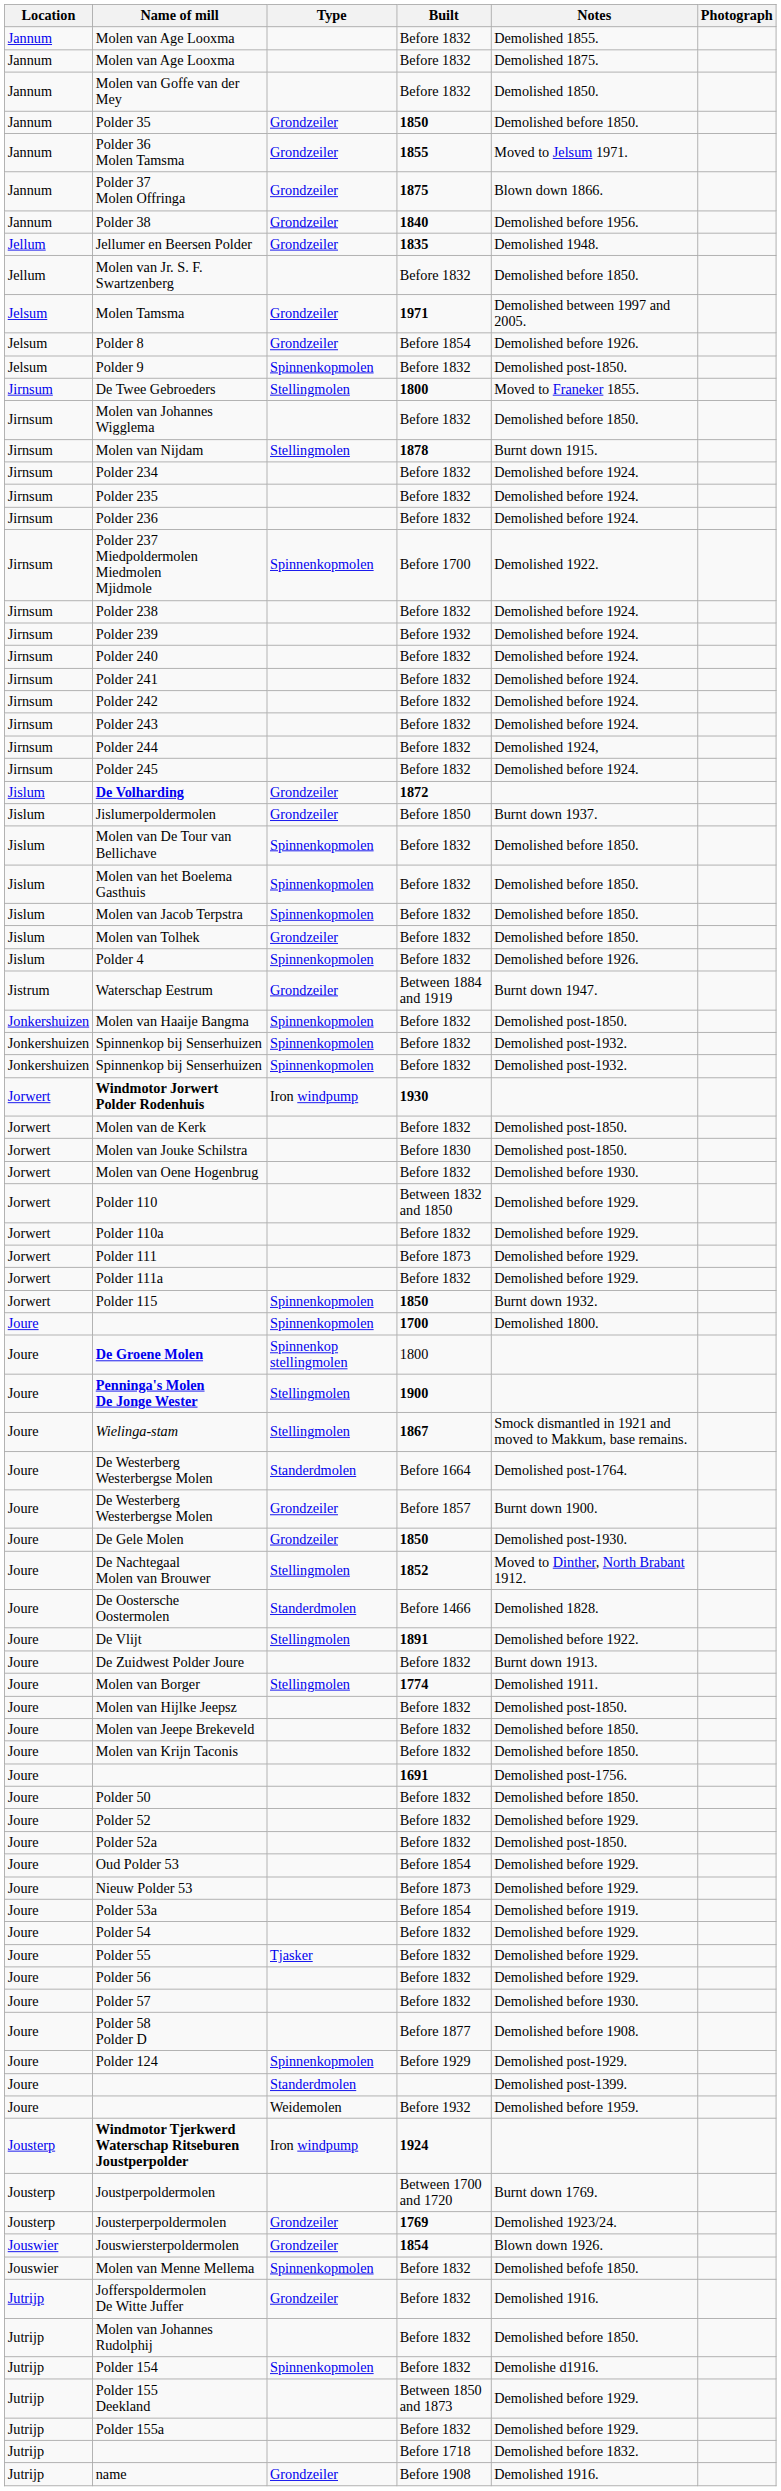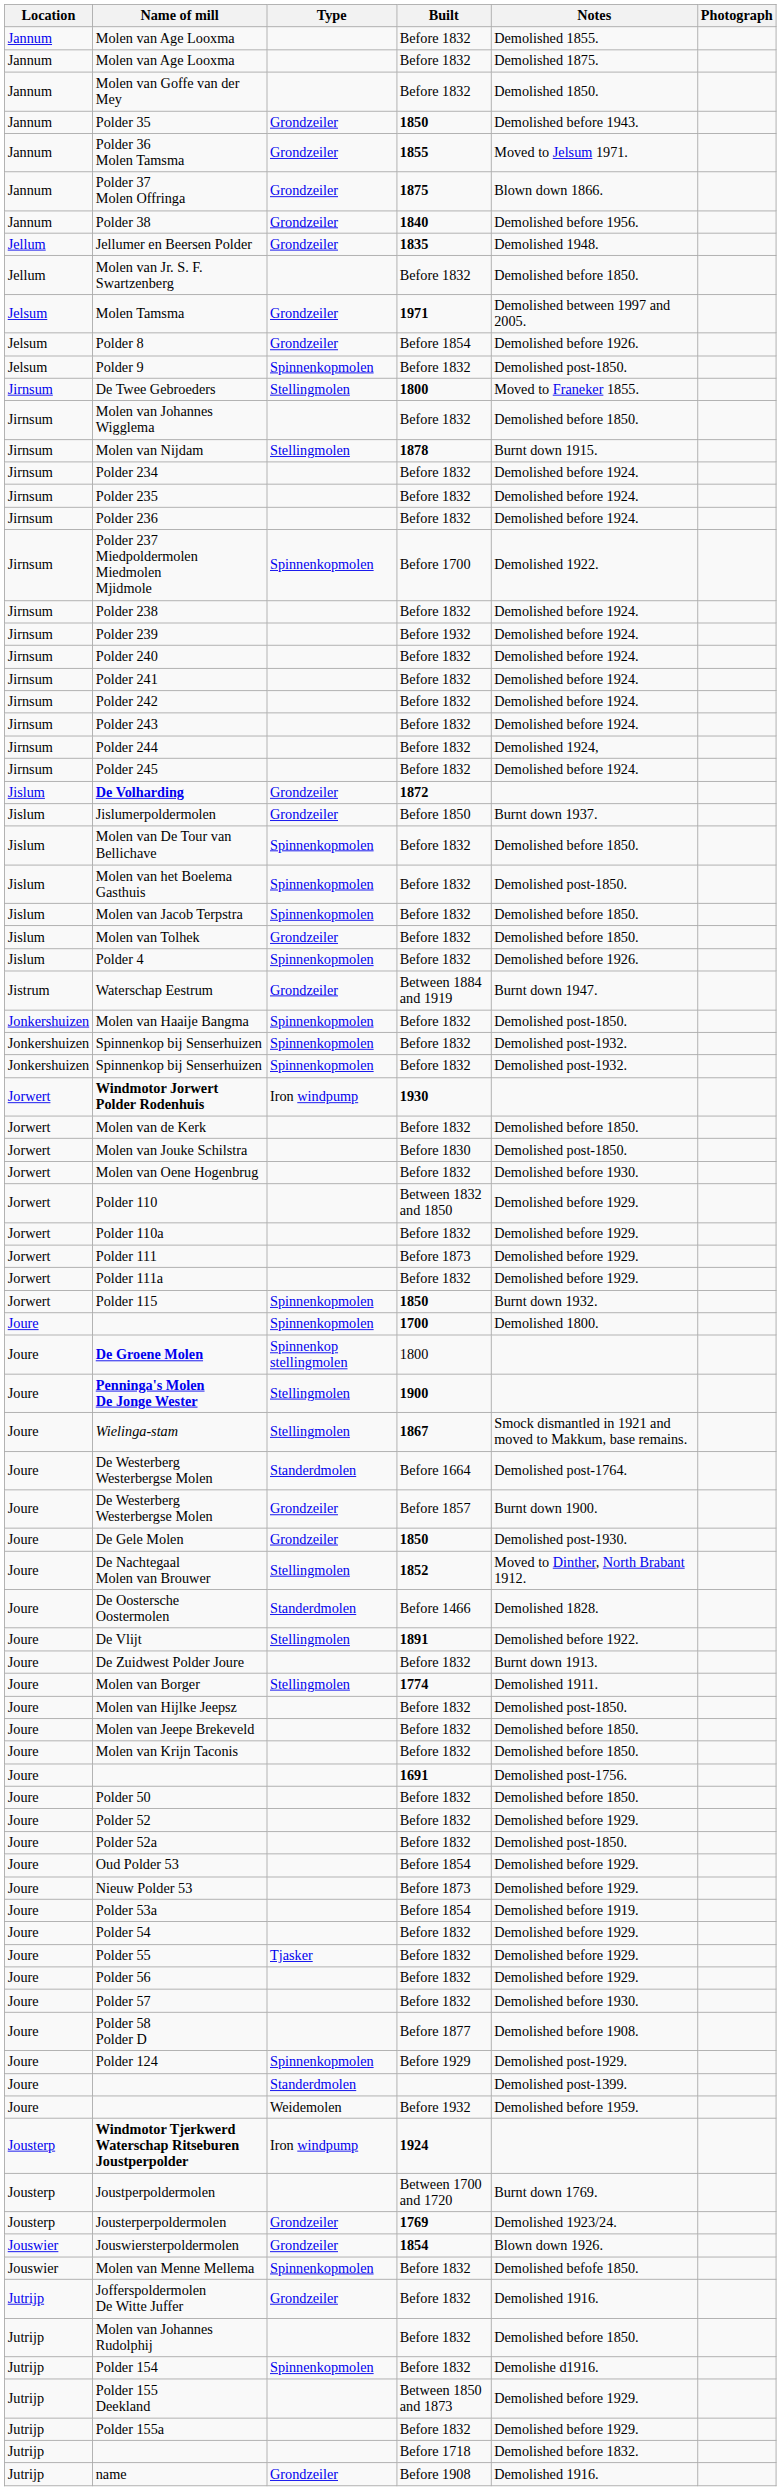(566, 122) Demolished before 1850. -> (566, 122) Demolished before 1943.
(566, 884) Demolished before 1850. -> (561, 884) Demolished post-1850.
(561, 1127) Demolished post-1850. -> (566, 1127) Demolished before 1850.
